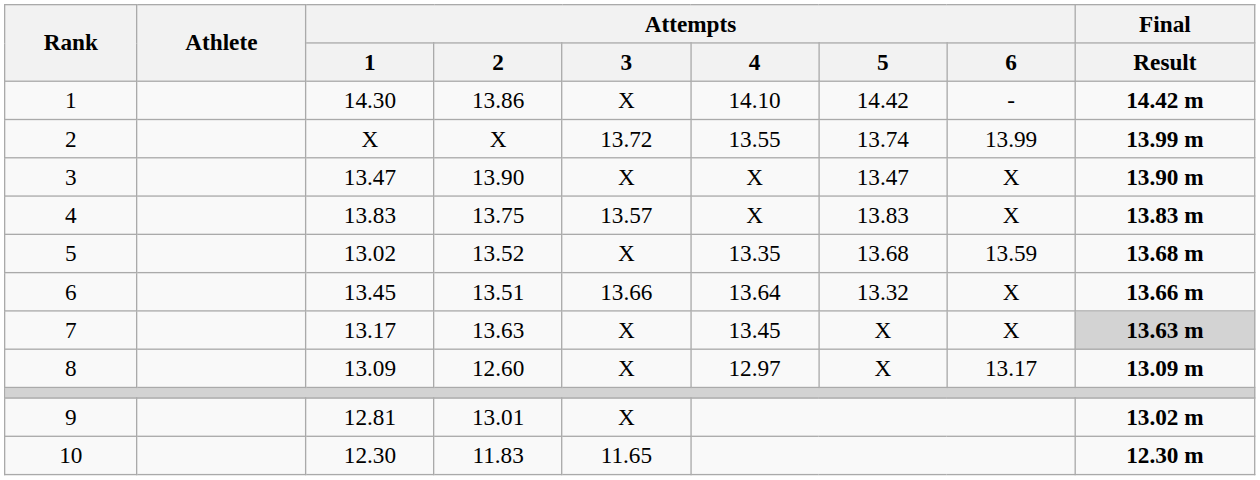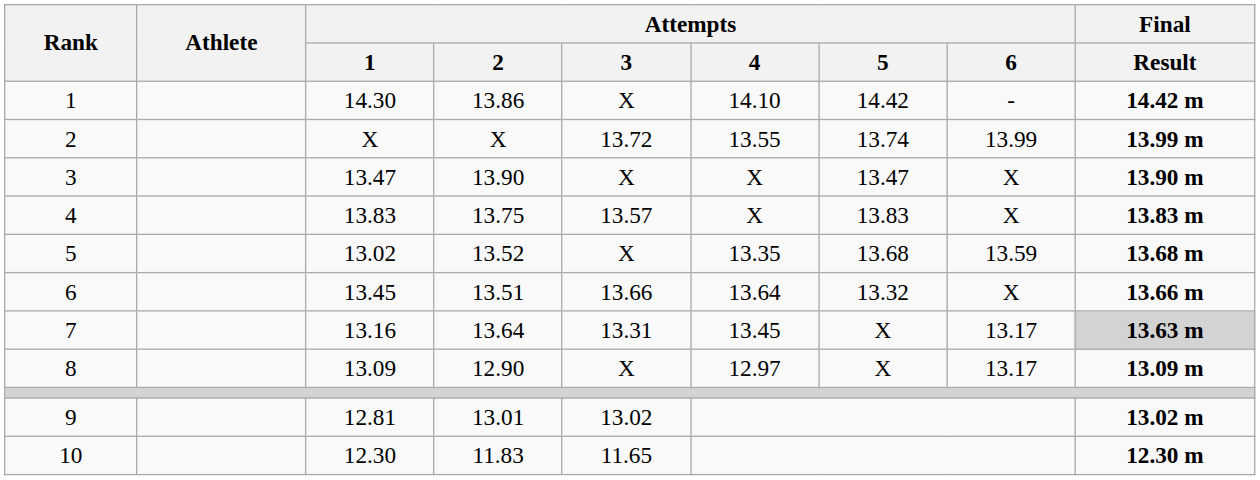(370, 329) 13.17 -> (370, 329) 13.16
(498, 329) 13.63 -> (498, 329) 13.64
(626, 329) X -> (626, 329) 13.31
(1011, 329) X -> (1011, 329) 13.17
(498, 368) 12.60 -> (498, 368) 12.90
(626, 417) X -> (626, 417) 13.02
